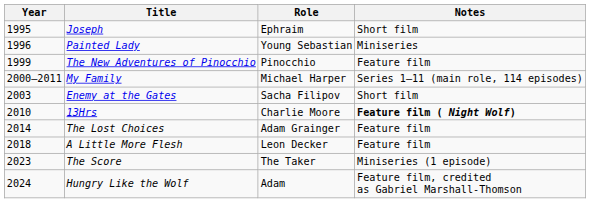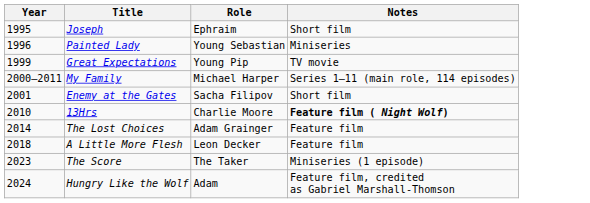+ row: (122, 62)
- row: (161, 62)
(19, 95) 2003 -> (19, 95) 2001
